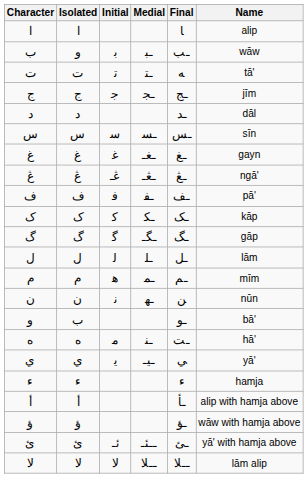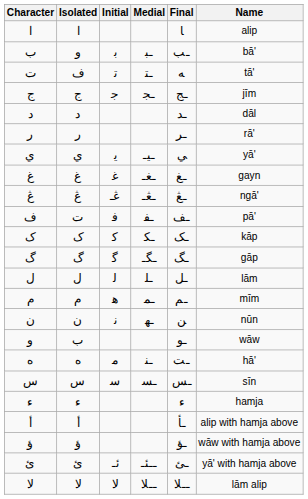(249, 52) wāw -> (249, 52) bā'
(78, 72) ﺕ -> (78, 72) ﻑ
+ row: (30, 134)
rows swapped: (30, 134) <-> (30, 360)
(78, 196) ﻑ -> (78, 216) ﺕ
(249, 319) bā' -> (249, 340) wāw
